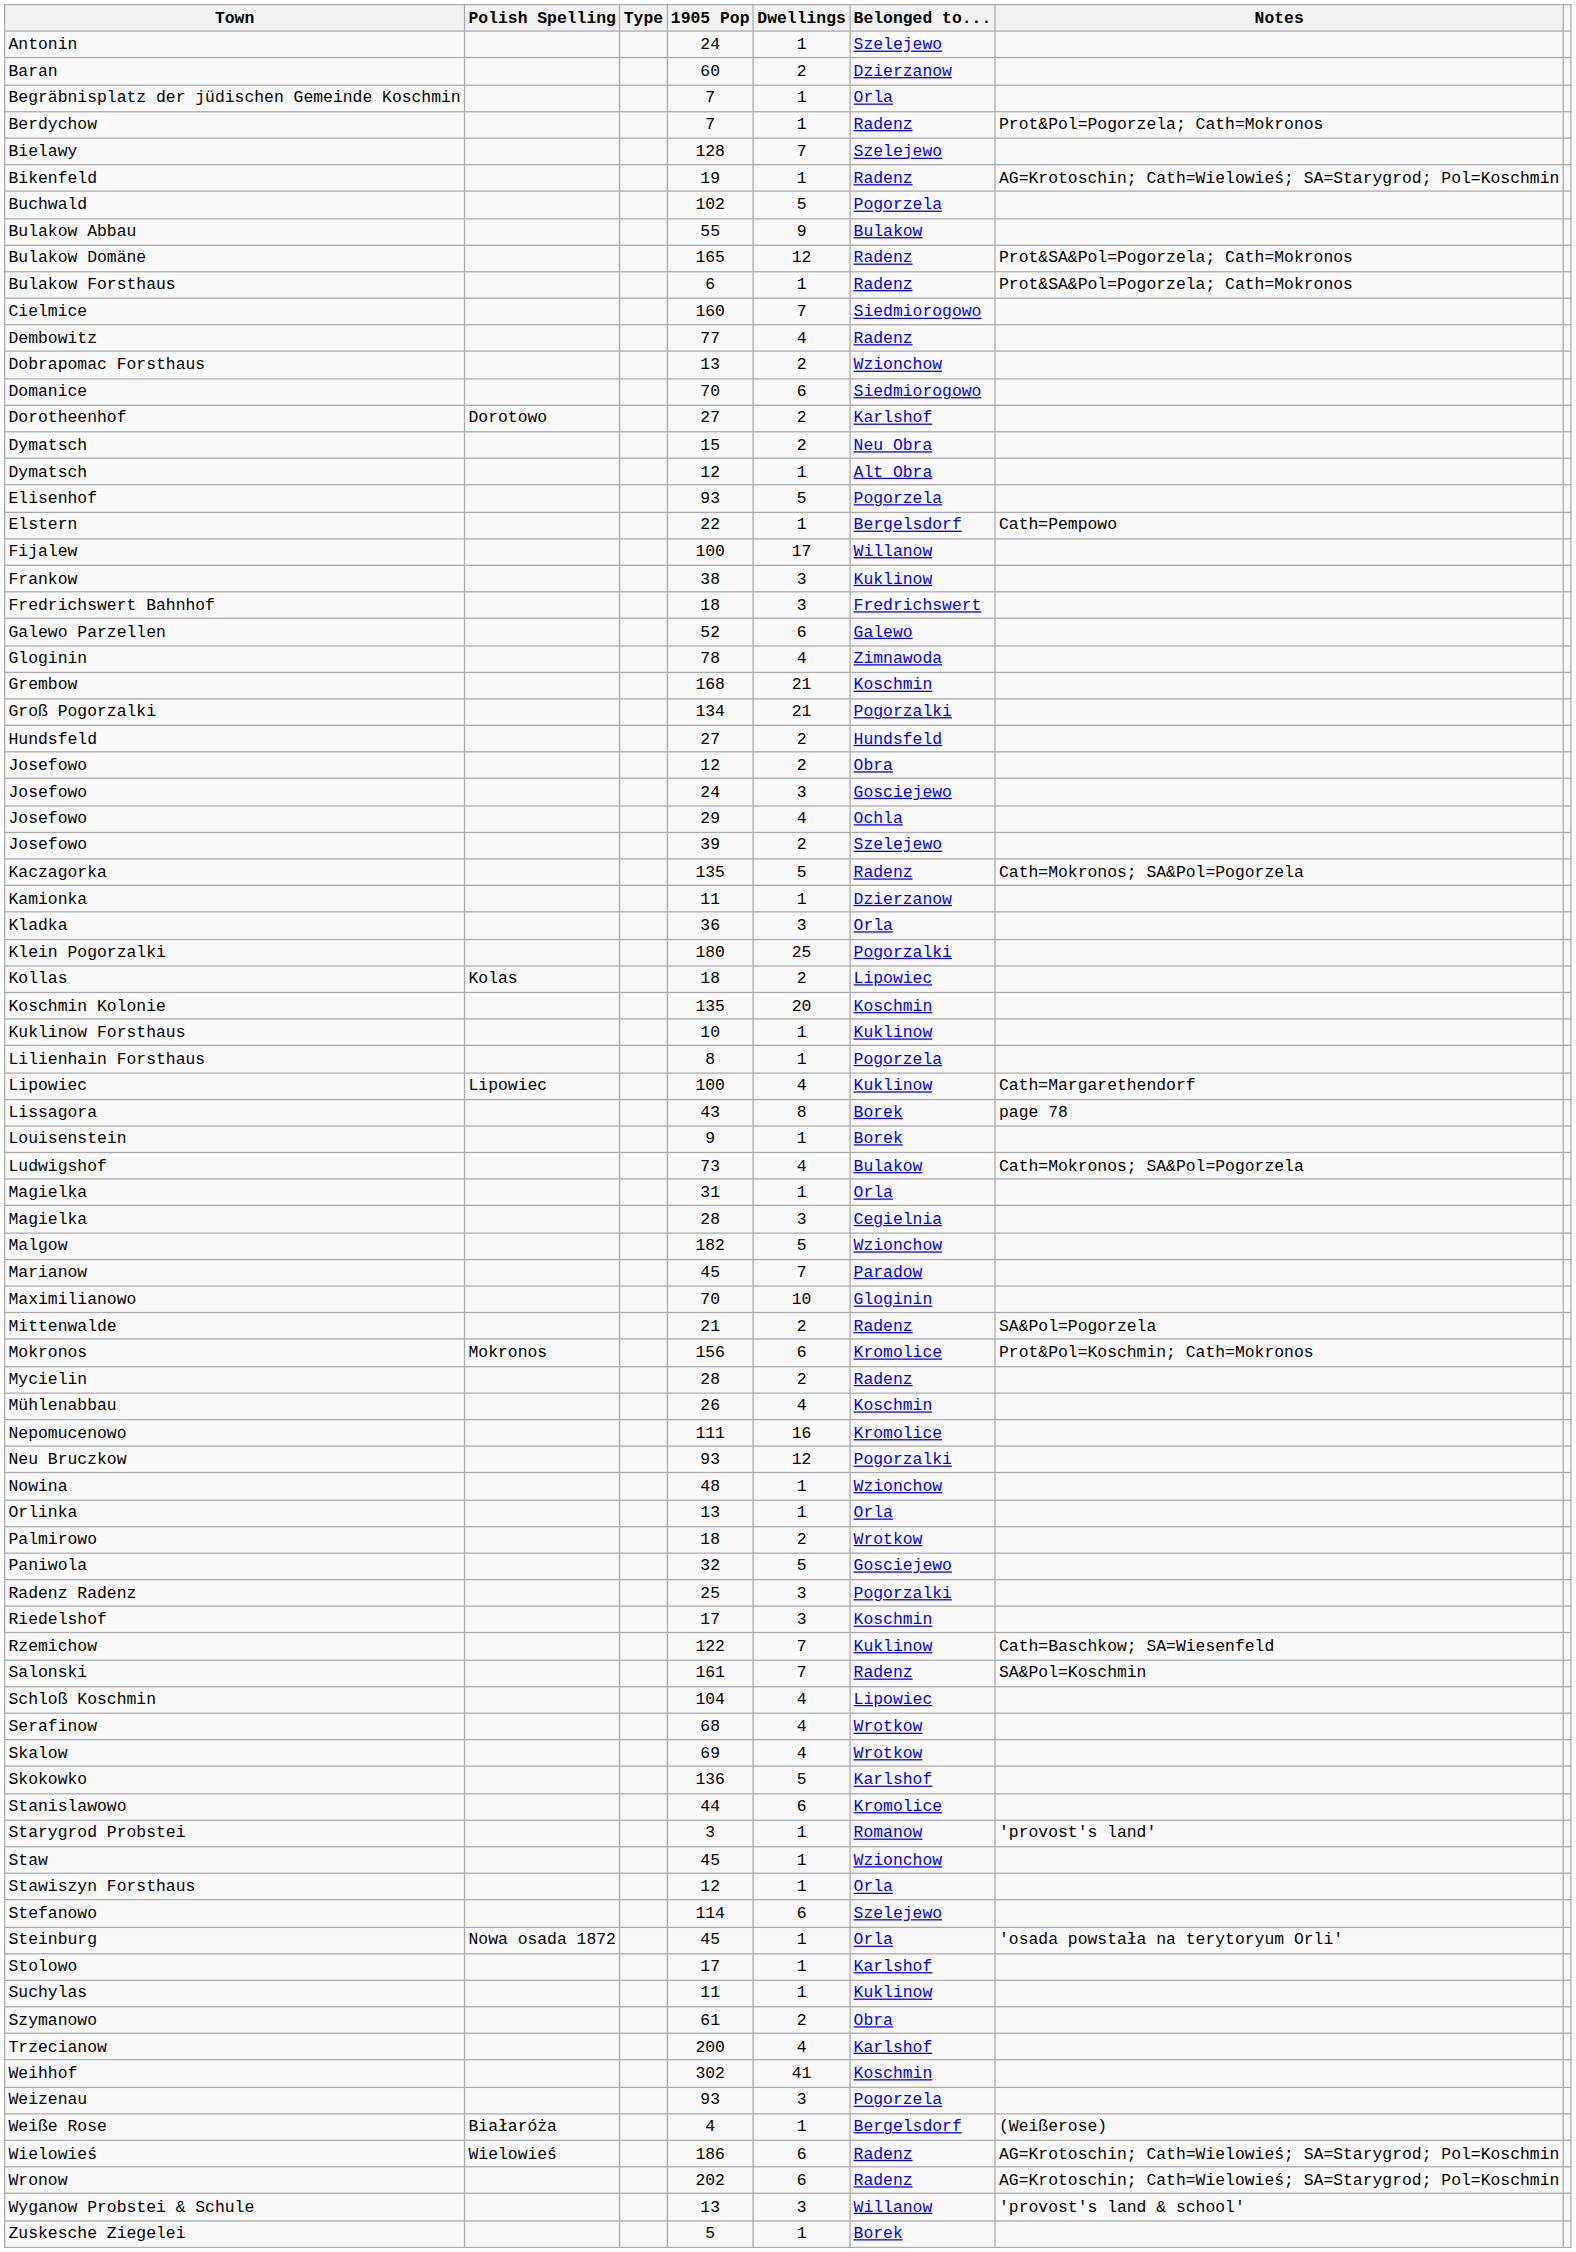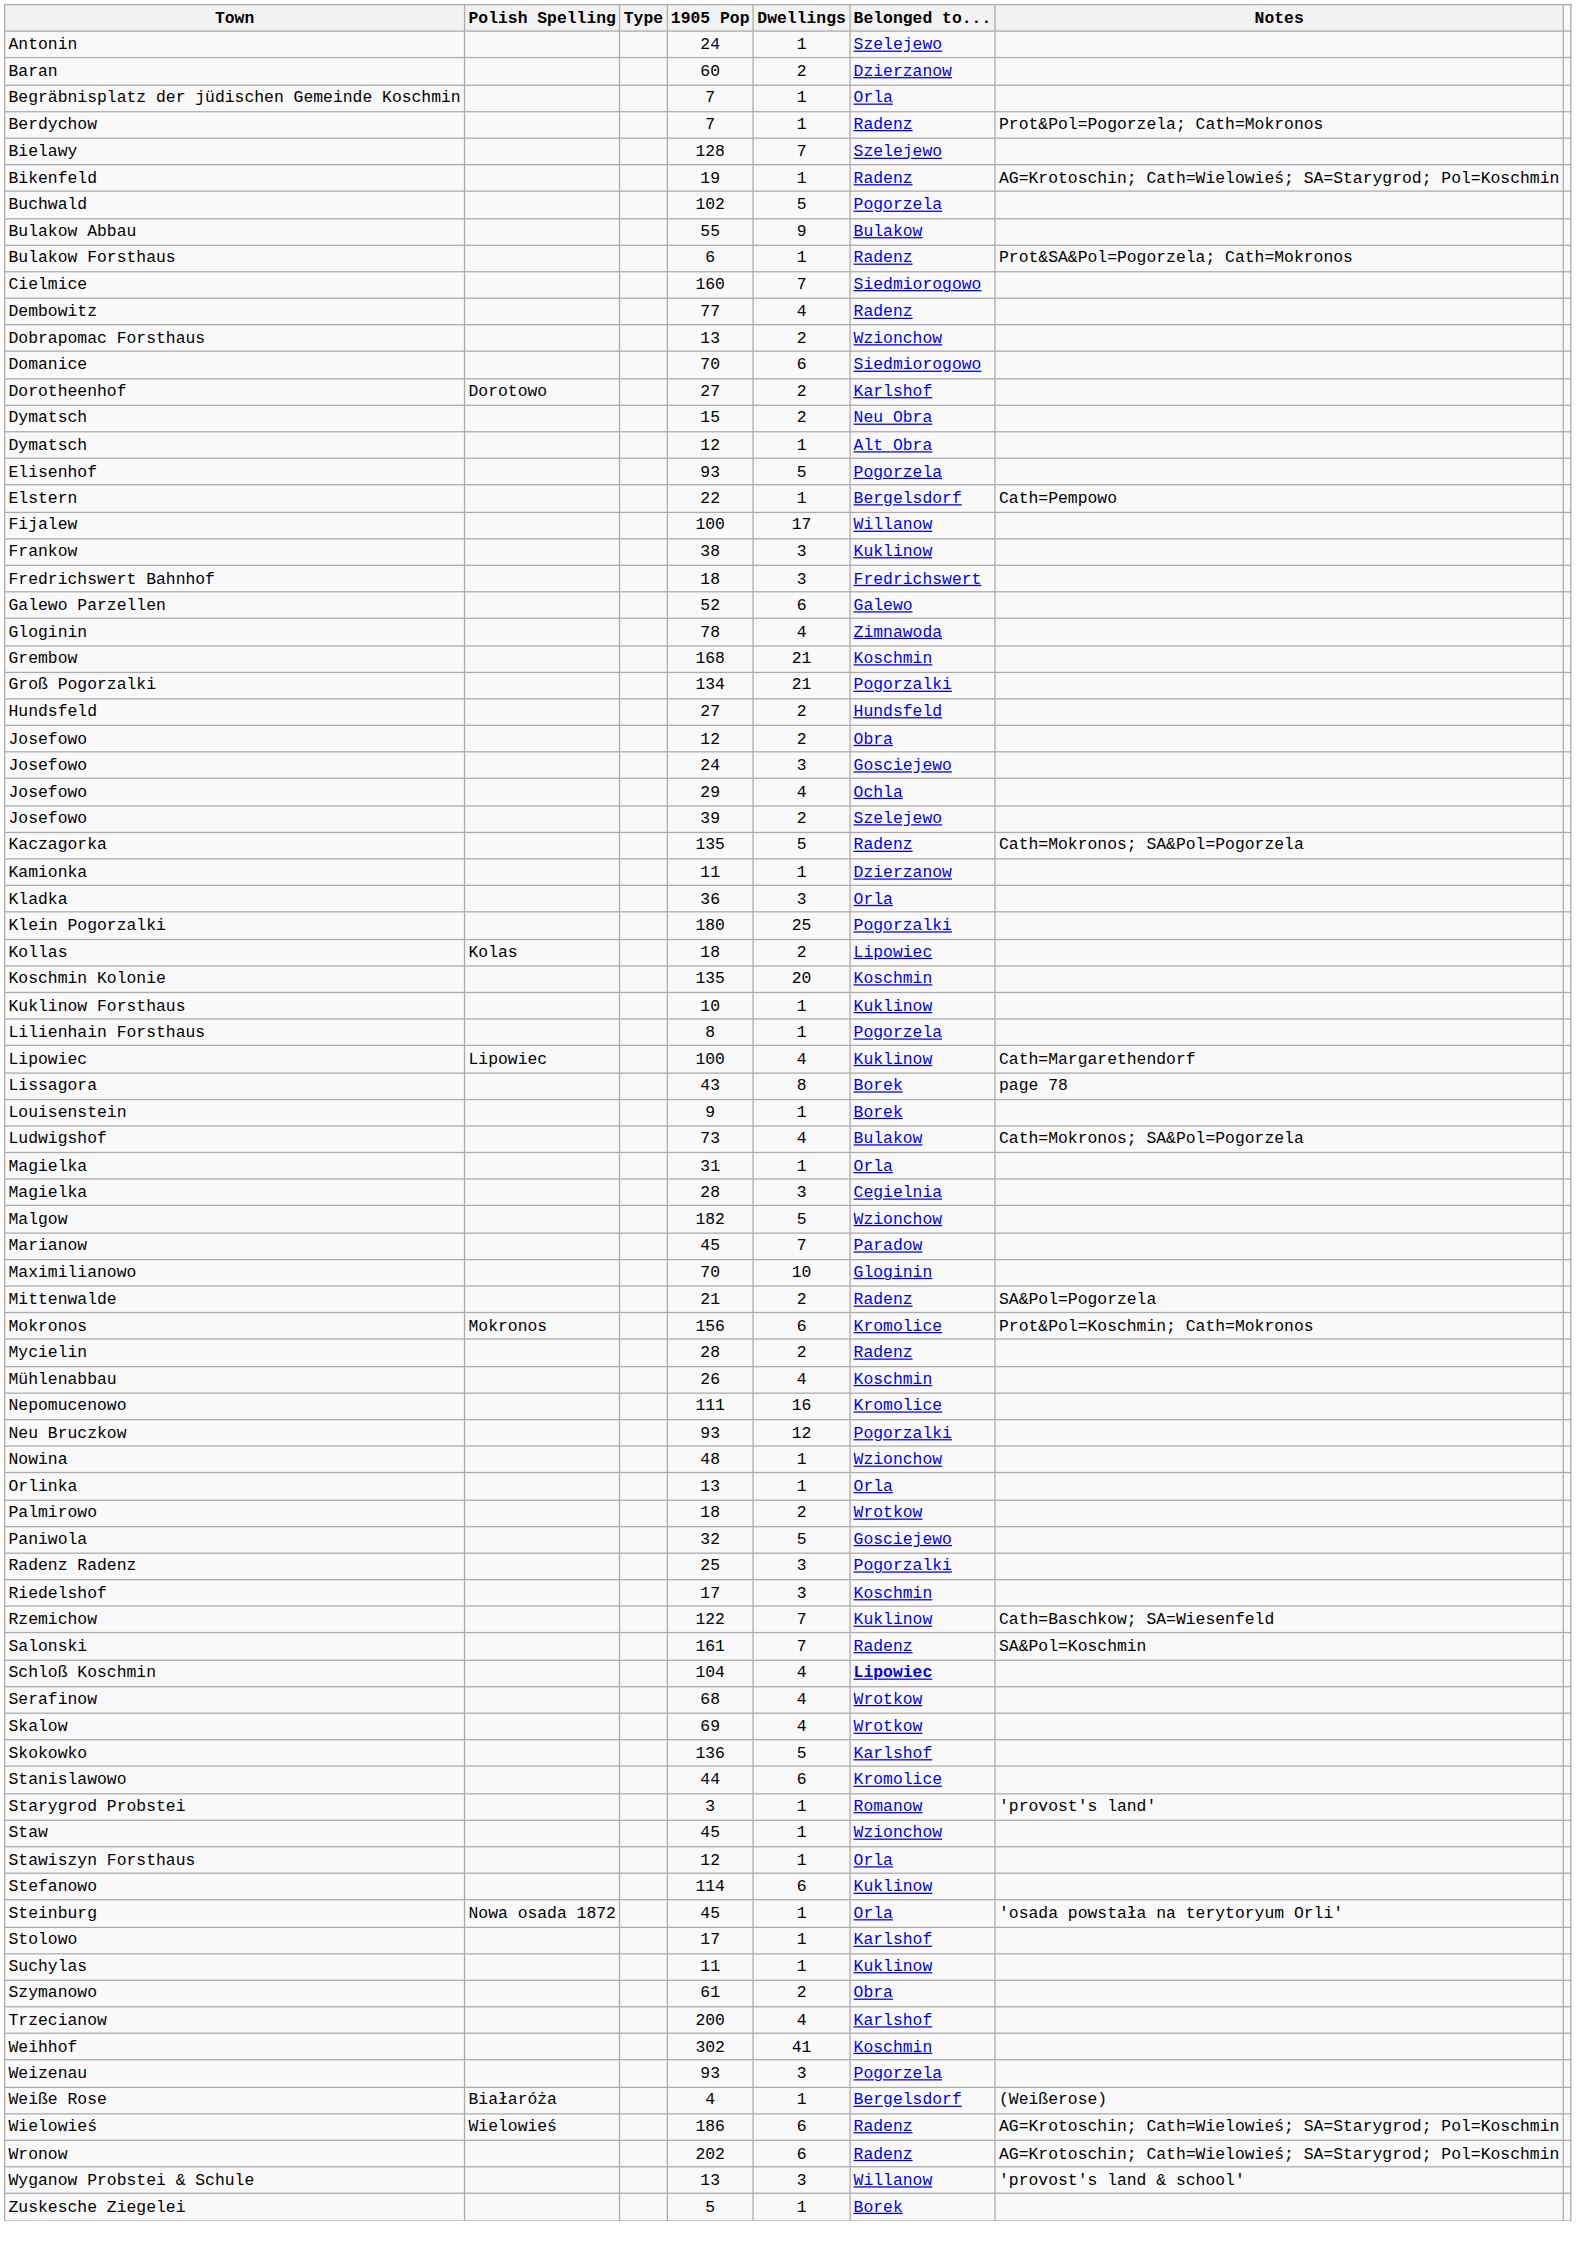- row: (77, 258)
(893, 1700) normal -> (893, 1673) bold
(898, 1913) Szelejewo -> (893, 1887) Kuklinow
